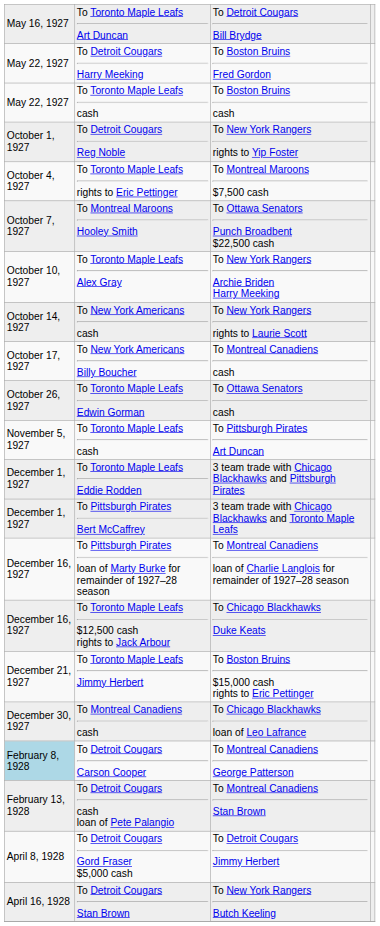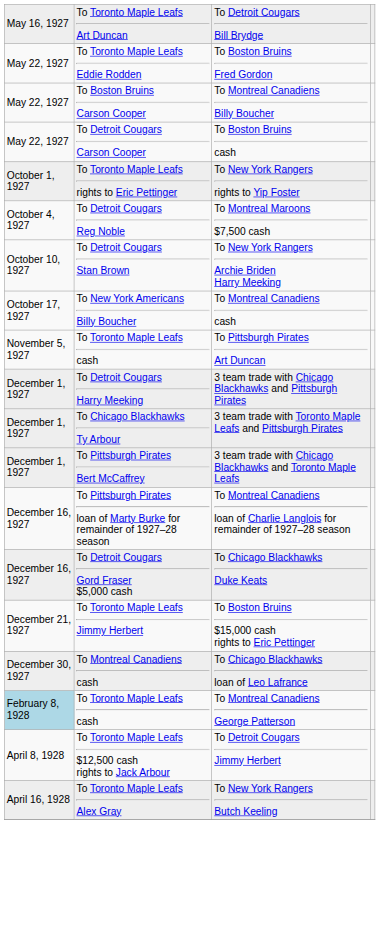(142, 63) To Detroit Cougars Harry Meeking -> (143, 63) To Toronto Maple Leafs Eddie Rodden
+ row: (291, 102)
(142, 102) To Toronto Maple Leafs cash -> (143, 141) To Detroit Cougars Carson Cooper
(142, 141) To Detroit Cougars Reg Noble -> (143, 181) To Toronto Maple Leafs rights to Eric Pettinger
(142, 181) To Toronto Maple Leafs rights to Eric Pettinger -> (143, 220) To Detroit Cougars Reg Noble
- row: (290, 226)
(142, 271) To Toronto Maple Leafs Alex Gray -> (143, 259) To Detroit Cougars Stan Brown
- row: (290, 322)
- row: (290, 400)
(142, 479) To Toronto Maple Leafs Eddie Rodden -> (143, 389) To Detroit Cougars Harry Meeking
+ row: (287, 422)
(142, 625) To Toronto Maple Leafs $12,500 cash rights to Jack Arbour -> (143, 575) To Detroit Cougars Gord Fraser $5,000 cash
(142, 761) To Detroit Cougars Carson Cooper -> (143, 710) To Toronto Maple Leafs cash
- row: (290, 800)
(142, 856) To Detroit Cougars Gord Fraser $5,000 cash -> (143, 755) To Toronto Maple Leafs $12,500 cash rights to Jack Arbour
(142, 901) To Detroit Cougars Stan Brown -> (143, 800) To Toronto Maple Leafs Alex Gray
